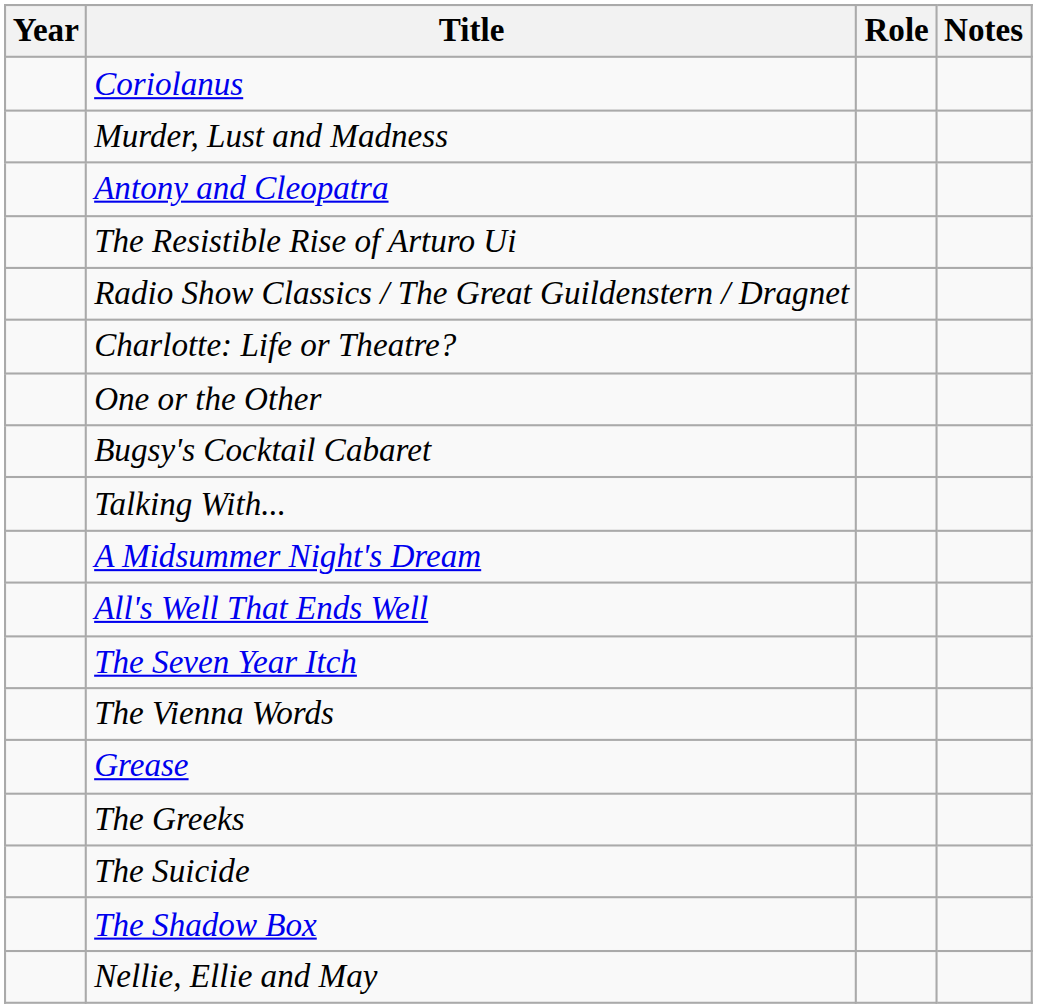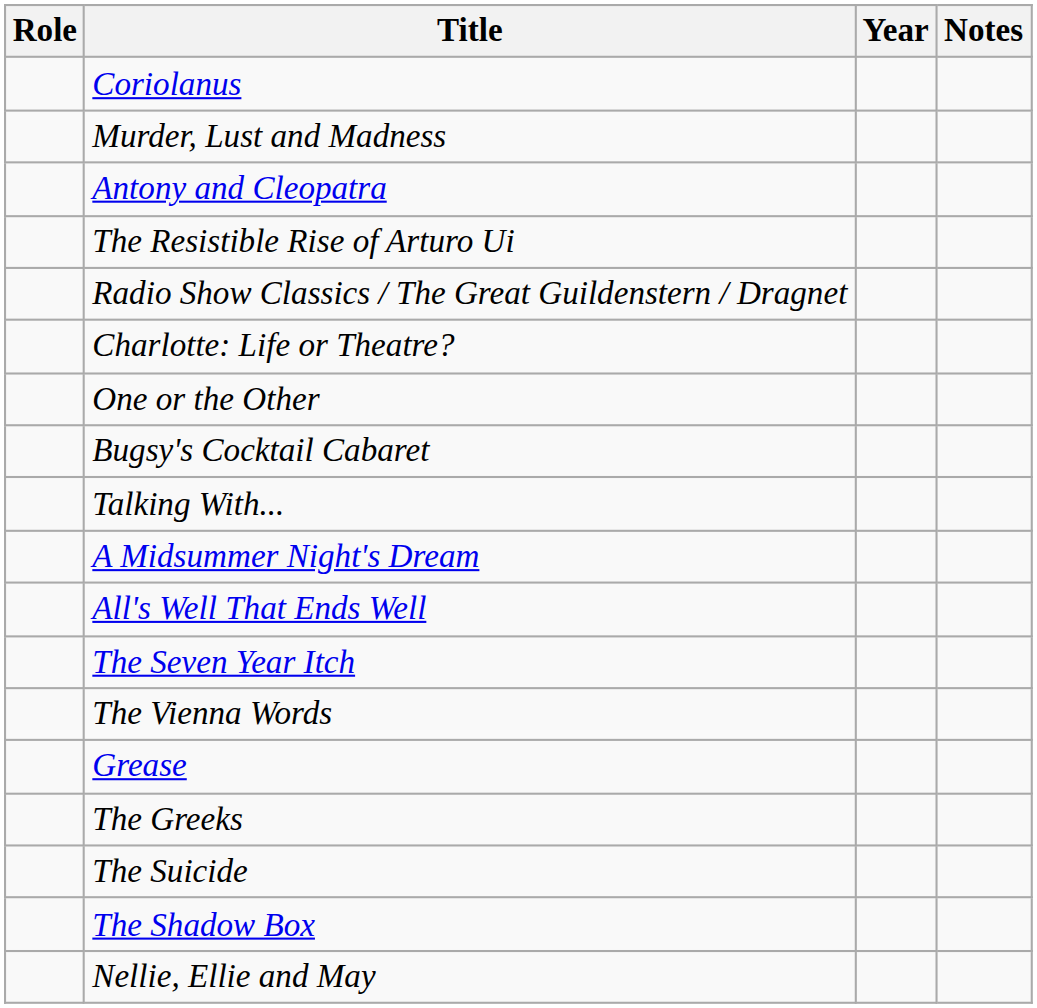columns swapped: (46, 30) <-> (897, 30)
